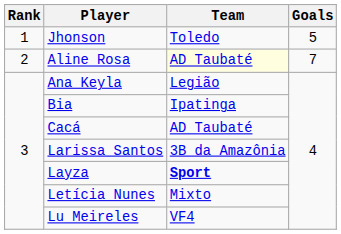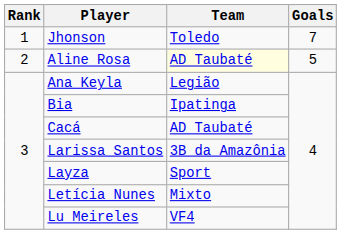(313, 38) 5 -> (313, 38) 7
(313, 61) 7 -> (313, 61) 5
(190, 173) bold -> (190, 173) normal
